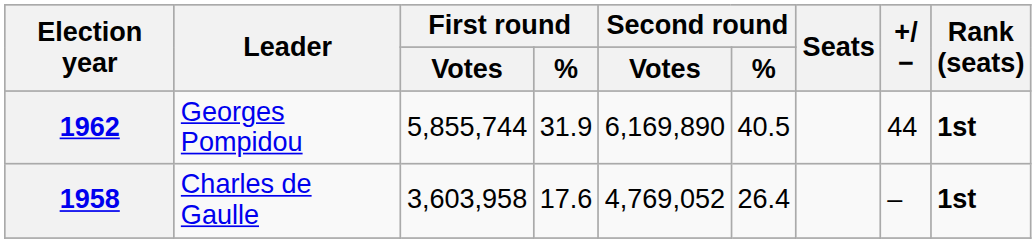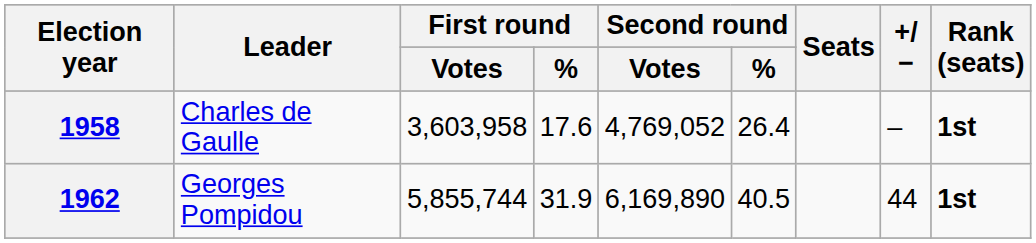rows swapped: (90, 200) <-> (90, 126)
